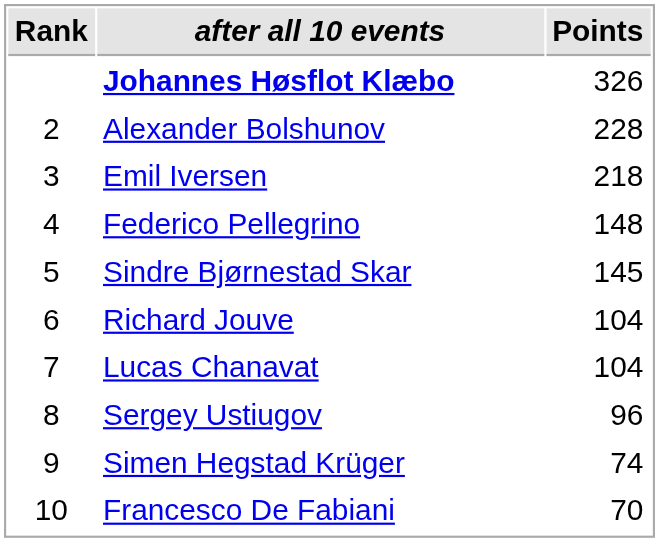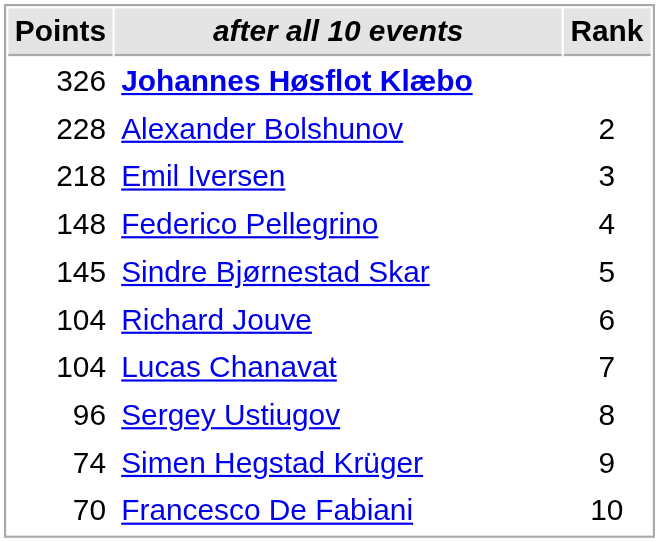columns swapped: (51, 31) <-> (598, 31)
